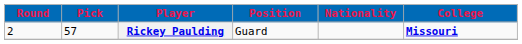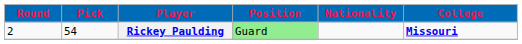(70, 31) 57 -> (70, 31) 54
(251, 31) no background -> (251, 31) lightgreen background
